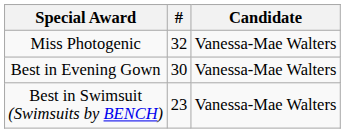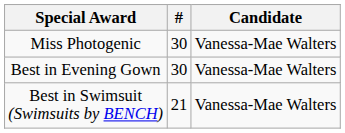(179, 43) 32 -> (179, 43) 30
(179, 105) 23 -> (179, 105) 21
